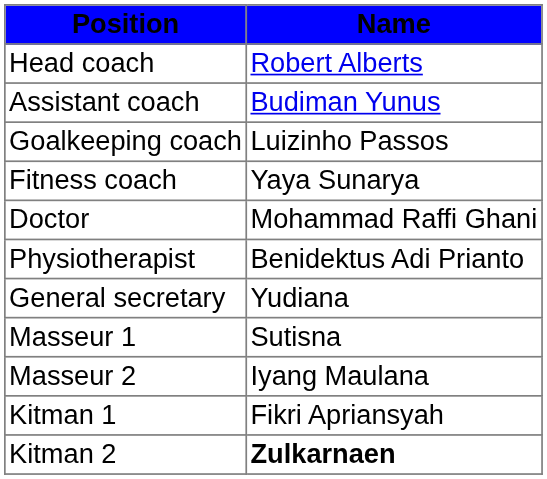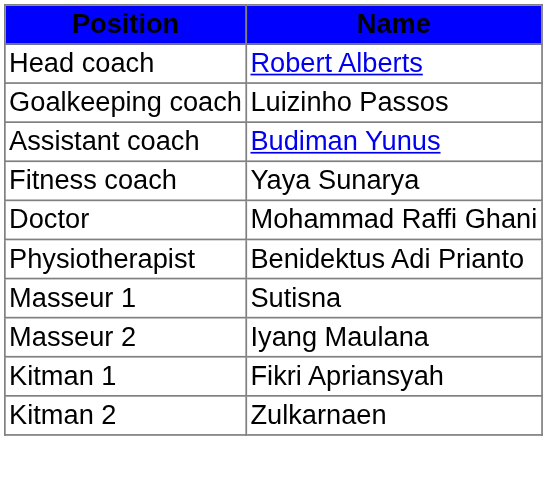rows swapped: (104, 102) <-> (126, 141)
- row: (117, 297)
(323, 454) bold -> (319, 415) normal
